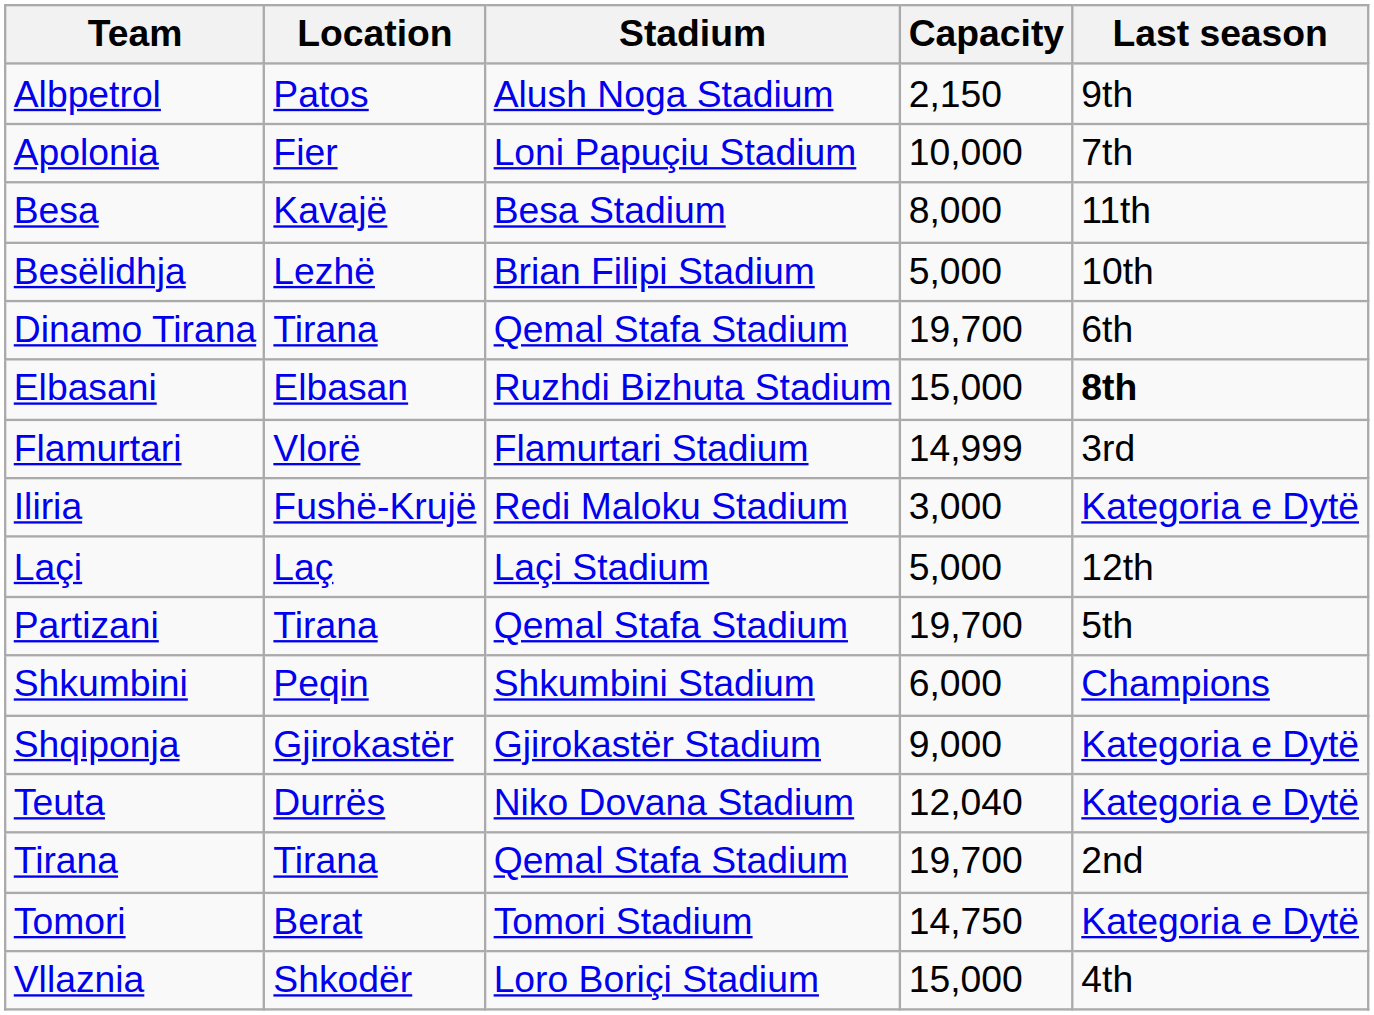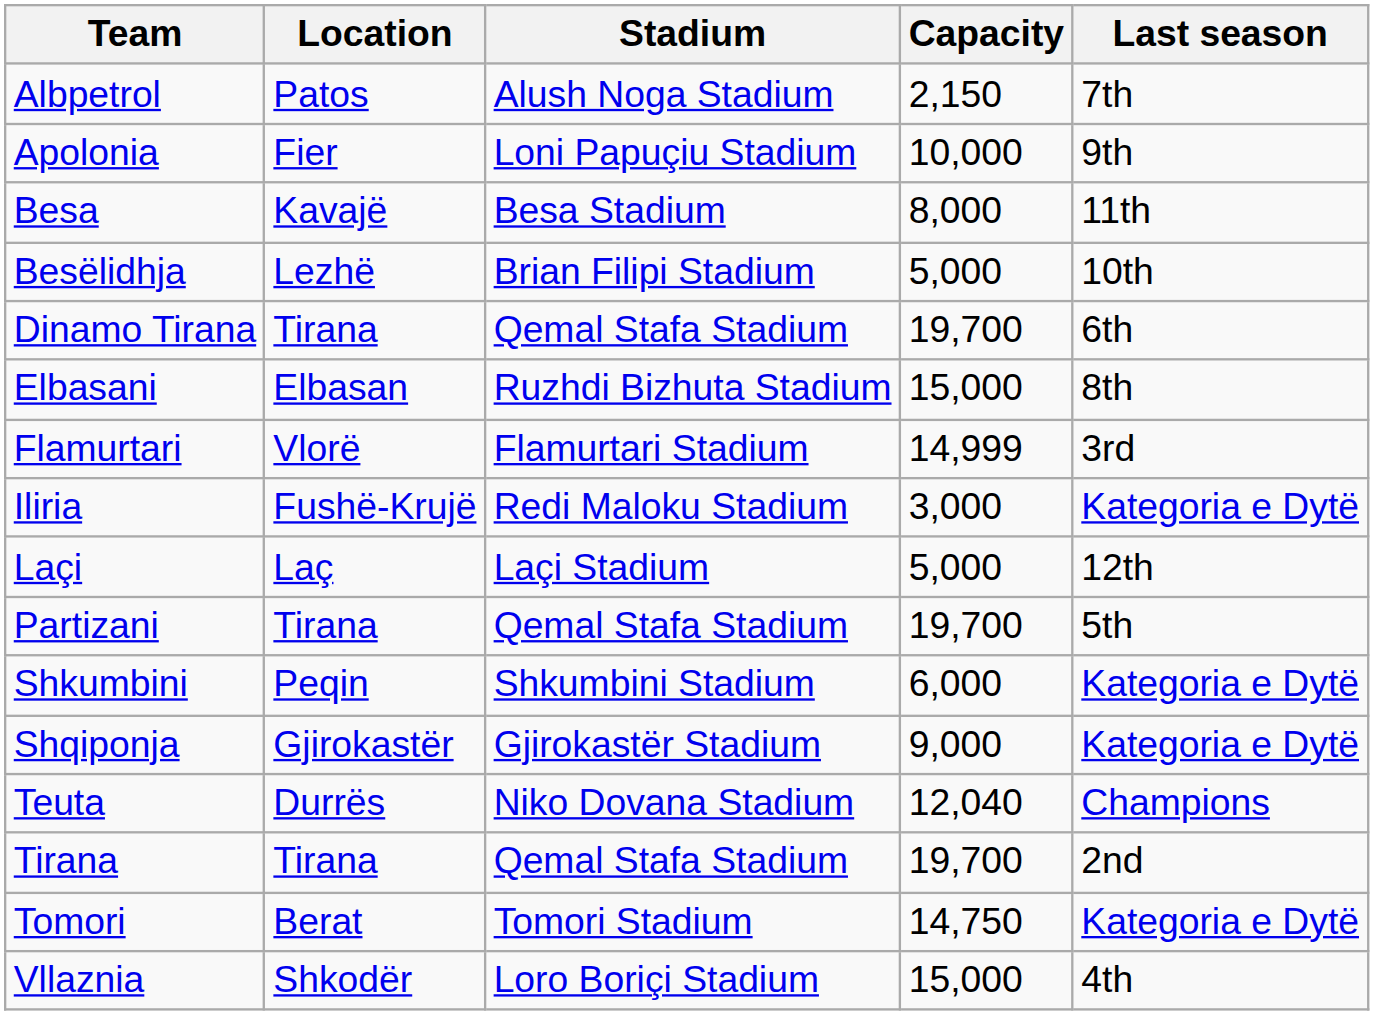(1107, 93) 9th -> (1107, 93) 7th
(1107, 152) 7th -> (1107, 152) 9th
(1109, 388) bold -> (1107, 388) normal
(1176, 684) Champions -> (1220, 684) Kategoria e Dytë
(1220, 802) Kategoria e Dytë -> (1176, 802) Champions
